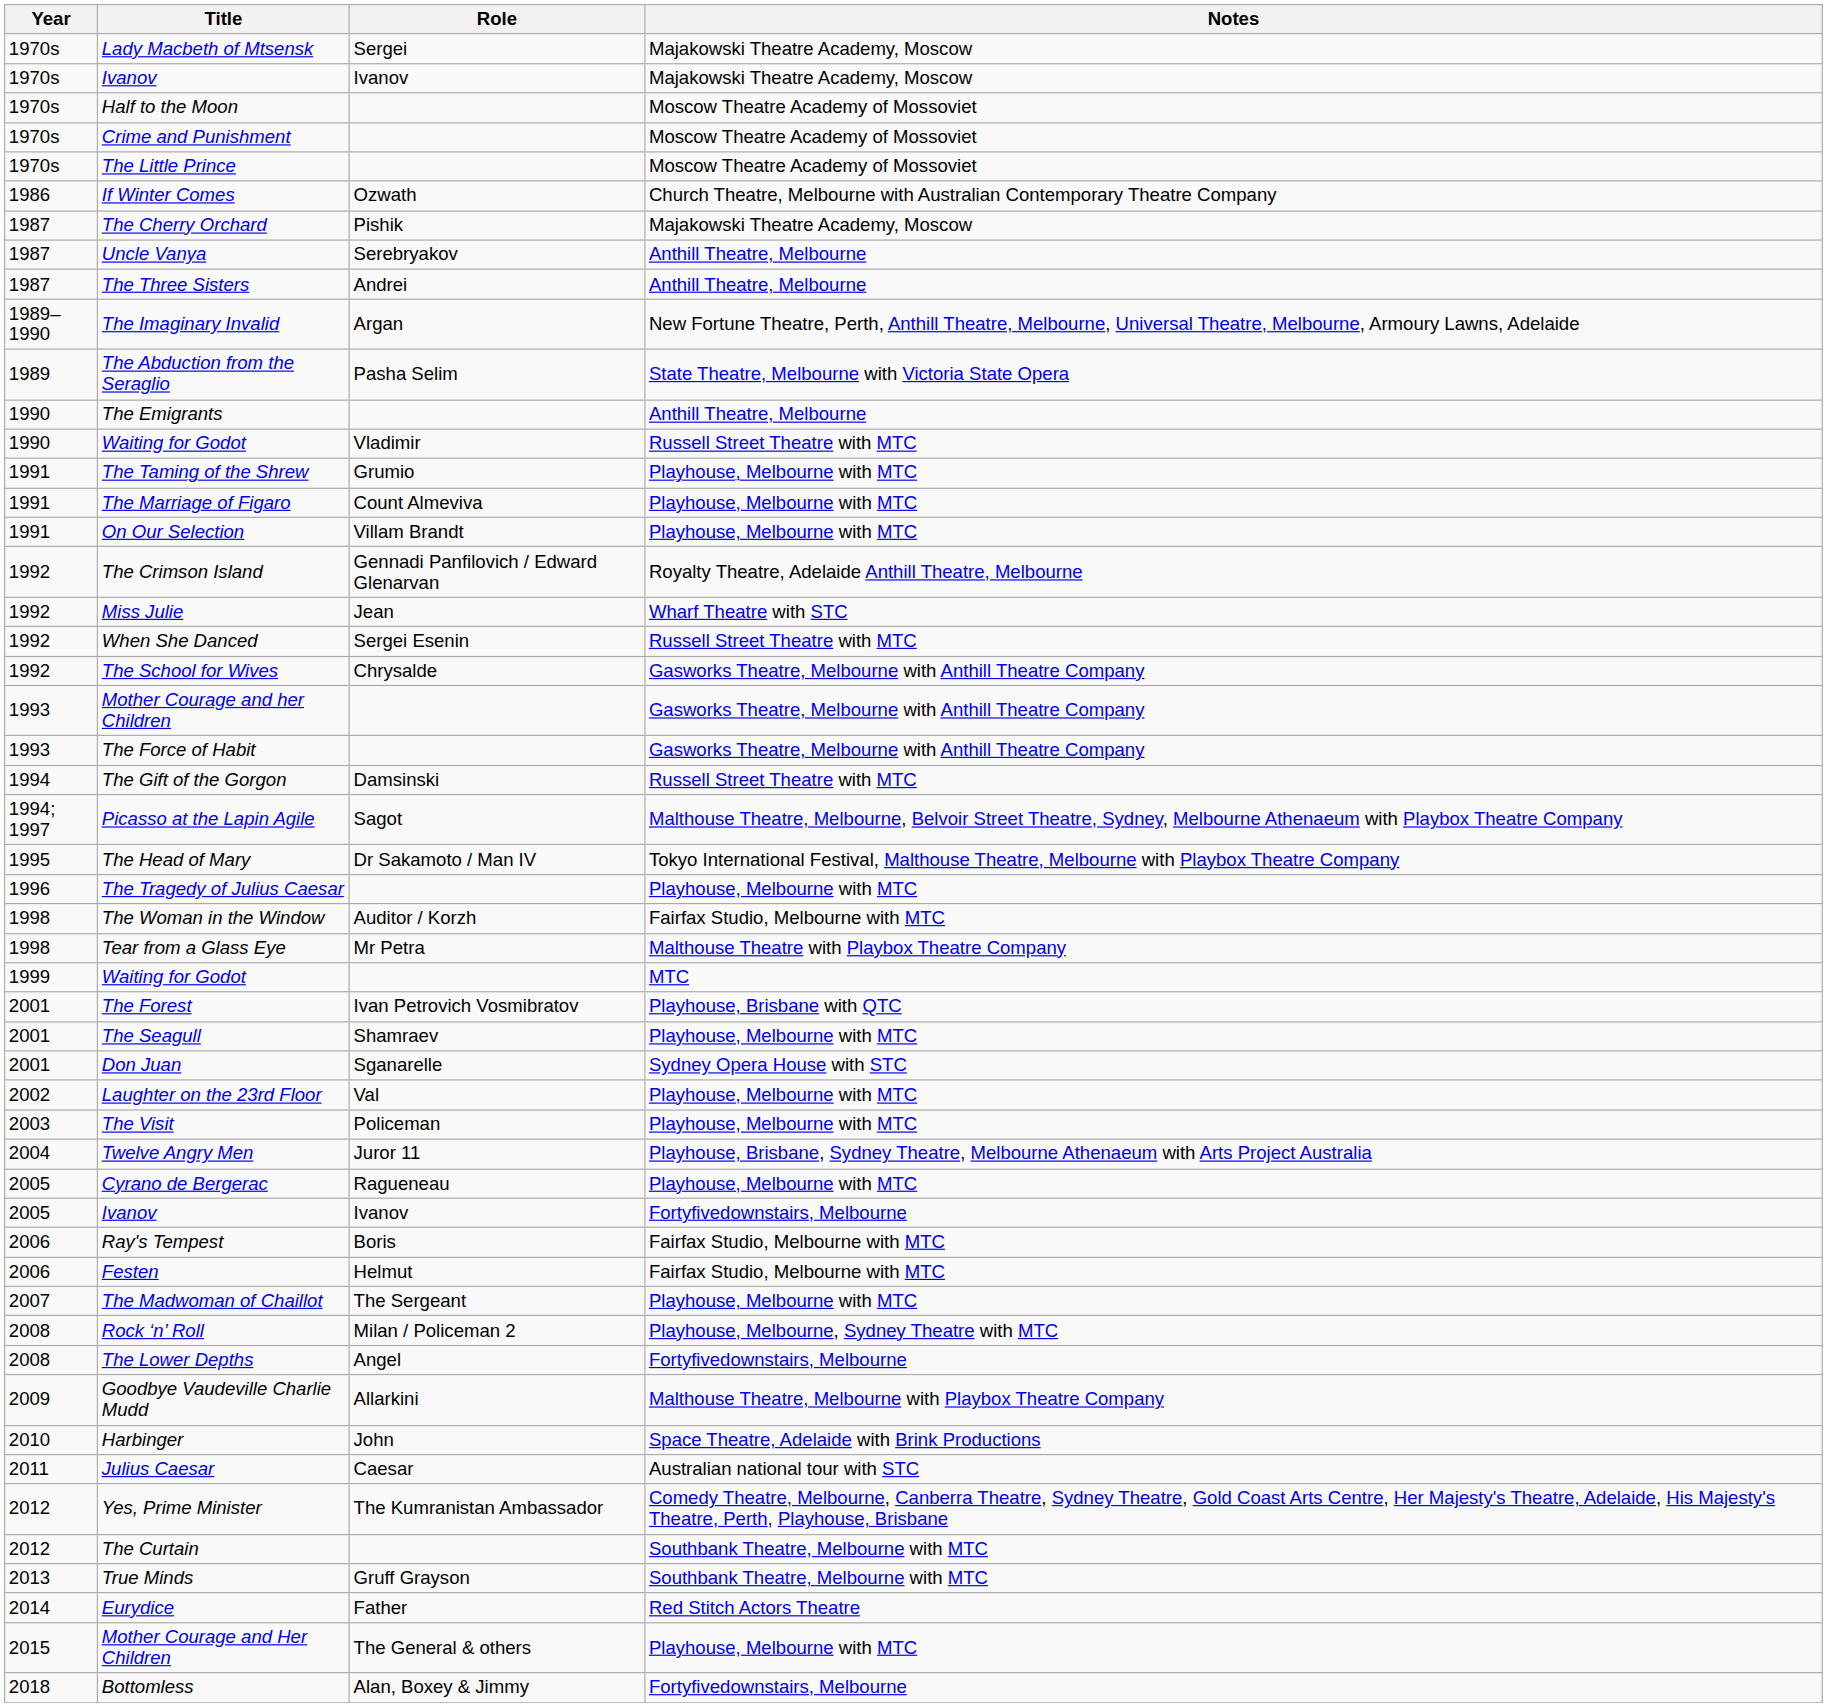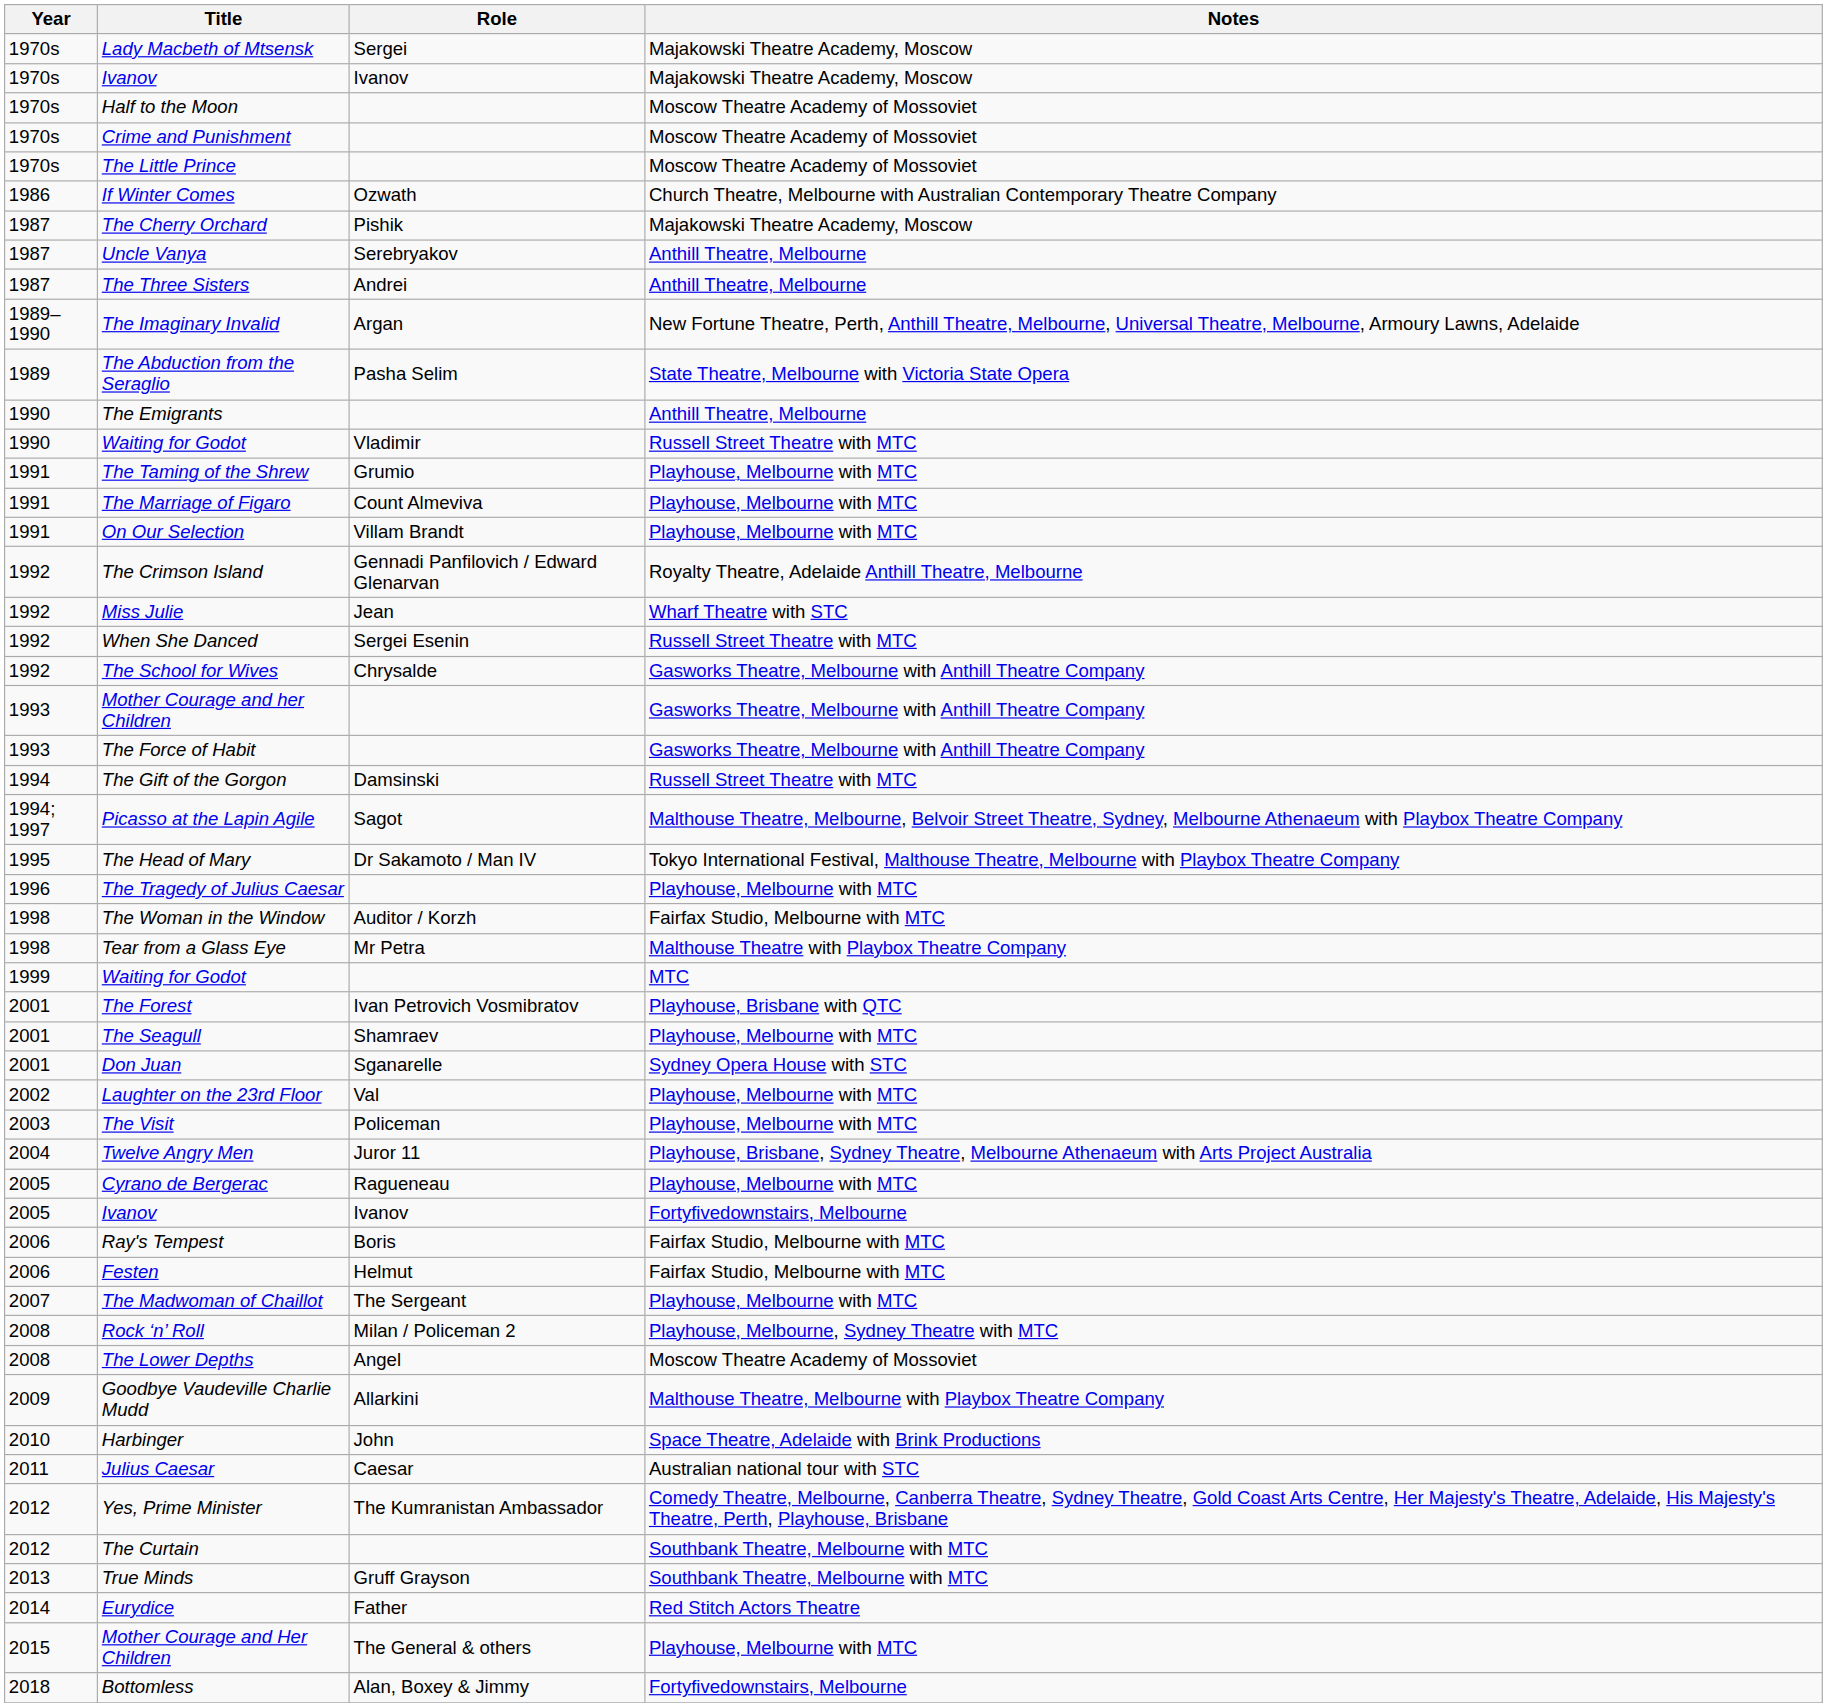(778, 1359) Fortyfivedownstairs, Melbourne -> (813, 1359) Moscow Theatre Academy of Mossoviet
